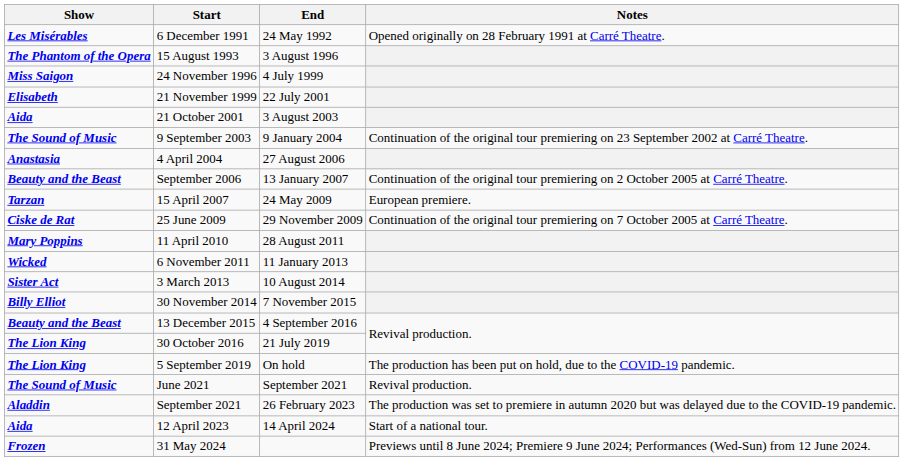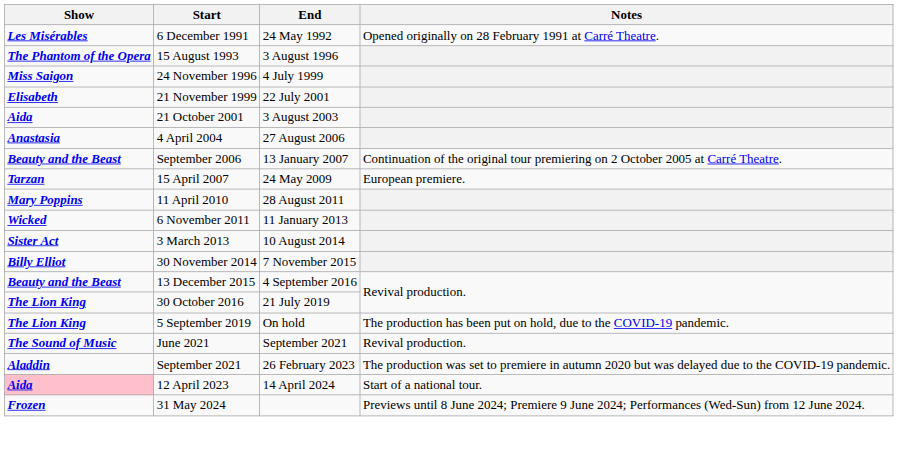- row: (204, 138)
- row: (191, 220)
(20, 425) no background -> (20, 384) pink background
